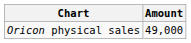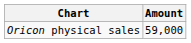(164, 30) 49,000 -> (164, 30) 59,000
